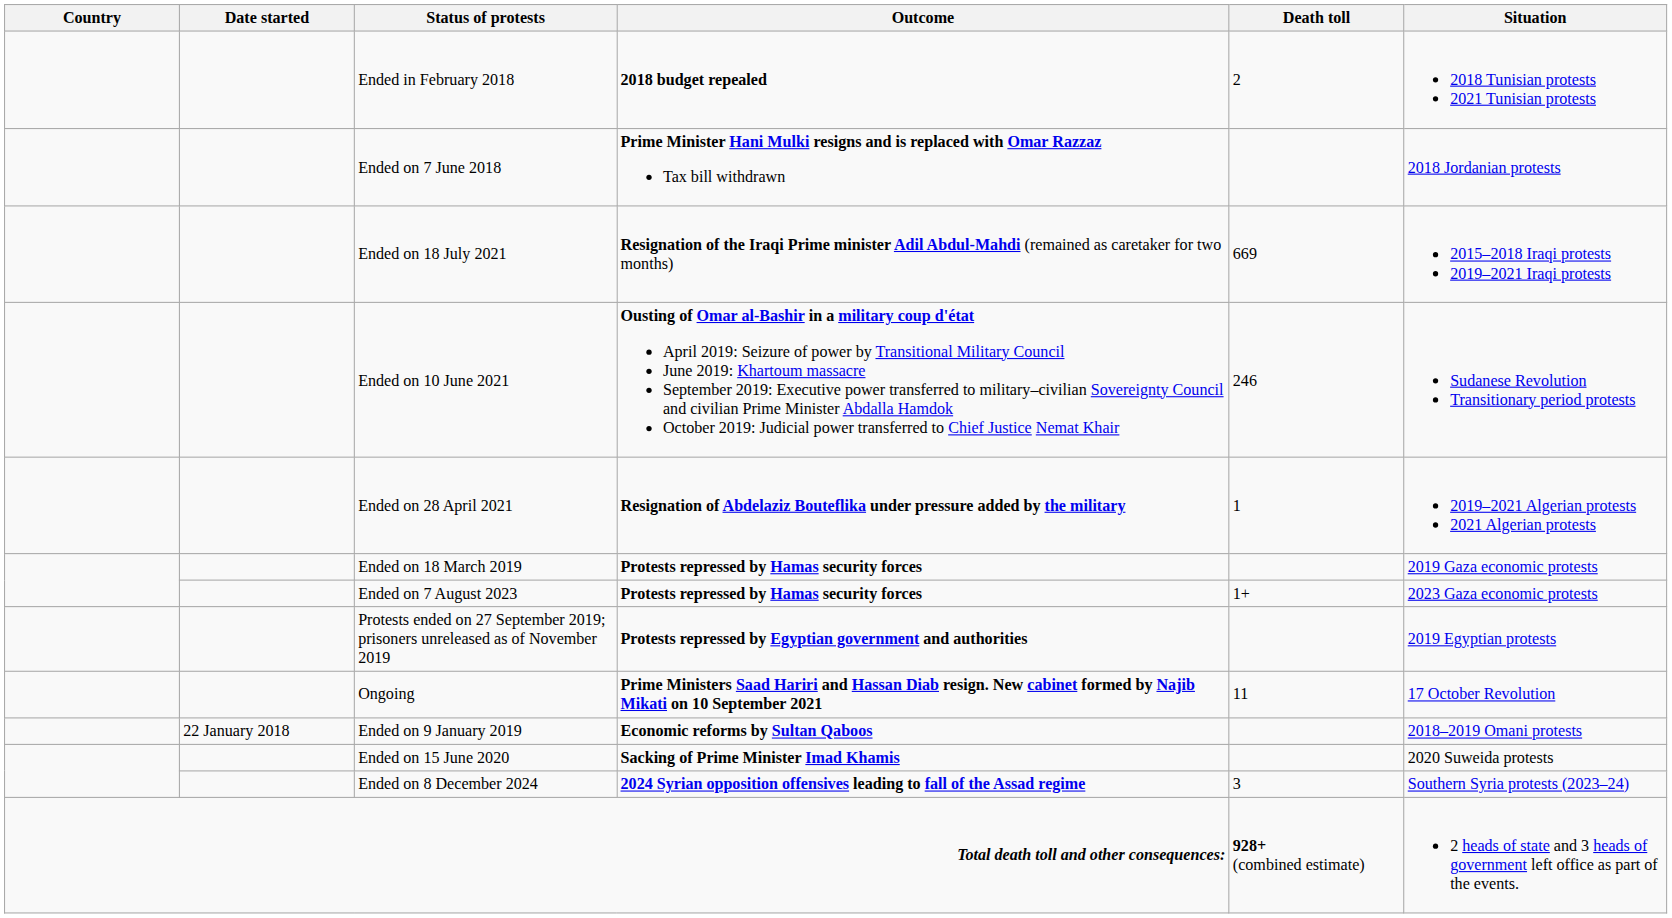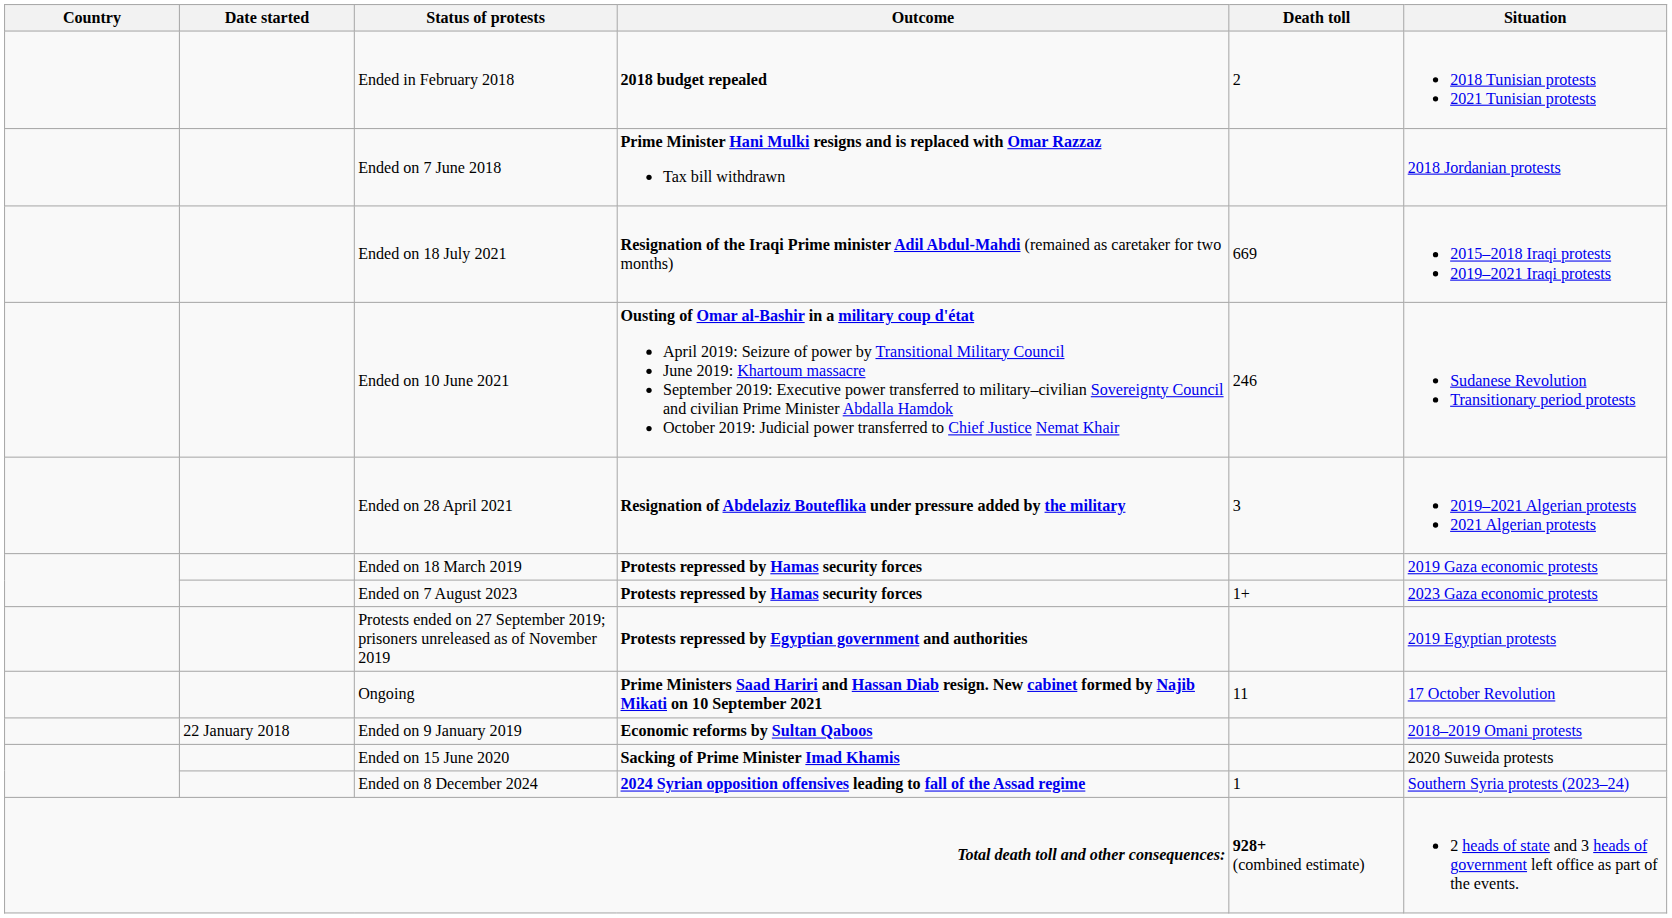(1237, 505) 1 -> (1237, 505) 3
(1237, 783) 3 -> (1237, 783) 1
